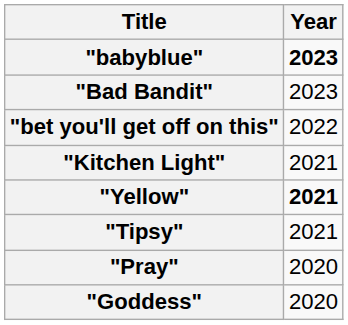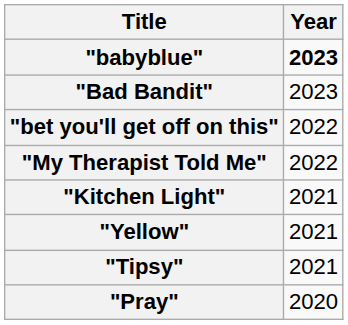+ row: (144, 162)
(314, 197) bold -> (314, 232) normal
- row: (144, 302)
